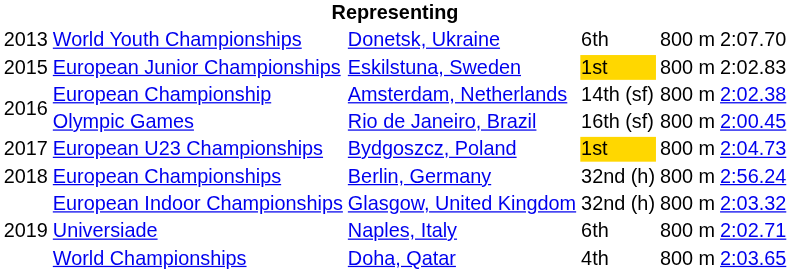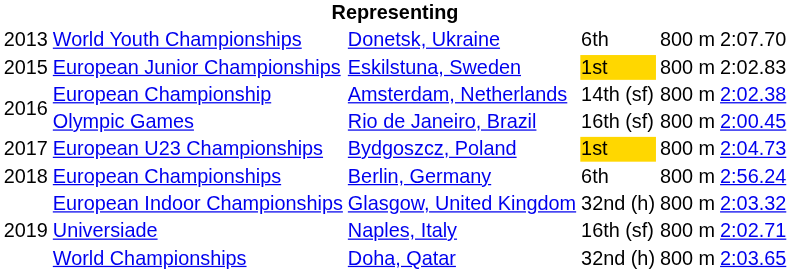(618, 176) 32nd (h) -> (595, 176) 6th
(595, 231) 6th -> (618, 231) 16th (sf)
(595, 258) 4th -> (618, 258) 32nd (h)
